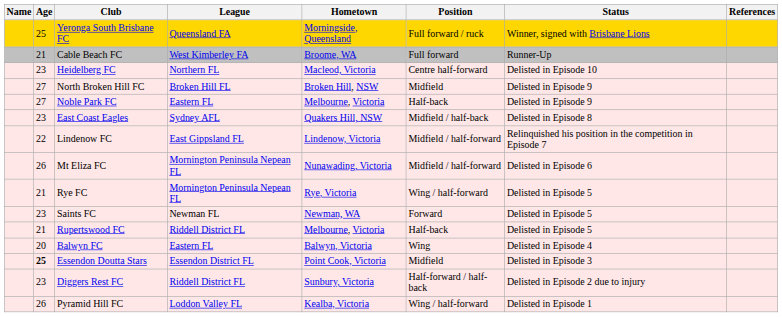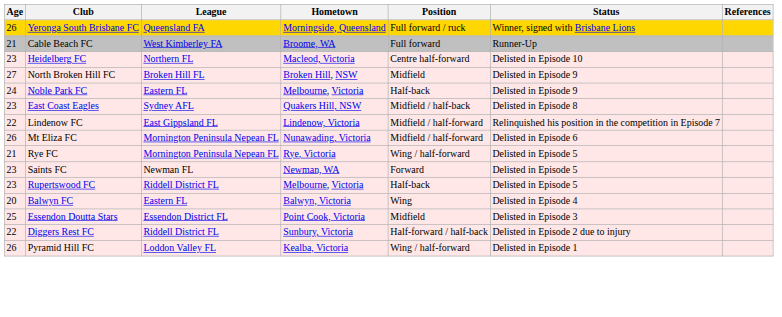- column: (19, 12)
(41, 33) 25 -> (12, 28) 26
(41, 102) 27 -> (12, 91) 24
(41, 230) 21 -> (12, 185) 23
(41, 261) bold -> (12, 216) normal
(41, 282) 23 -> (12, 232) 22
